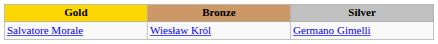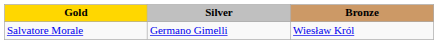columns swapped: (362, 13) <-> (219, 13)
